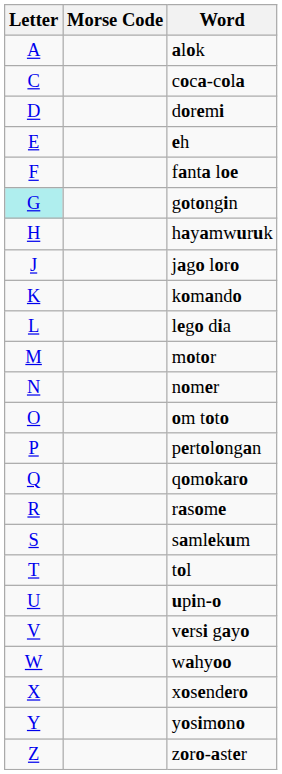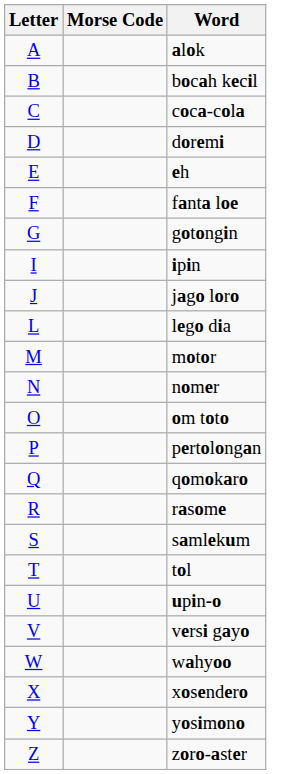+ row: (215, 81)
(34, 203) paleturquoise background -> (34, 234) no background
- row: (222, 234)
+ row: (186, 264)
- row: (207, 295)
